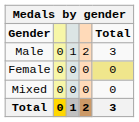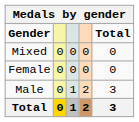rows swapped: (29, 52) <-> (29, 89)
(113, 71) khaki background -> (113, 71) no background
